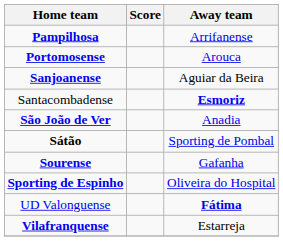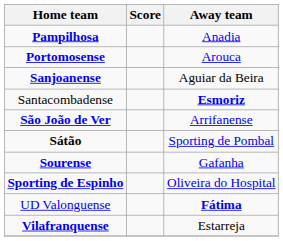(221, 36) Arrifanense -> (221, 36) Anadia
(221, 120) Anadia -> (221, 120) Arrifanense
